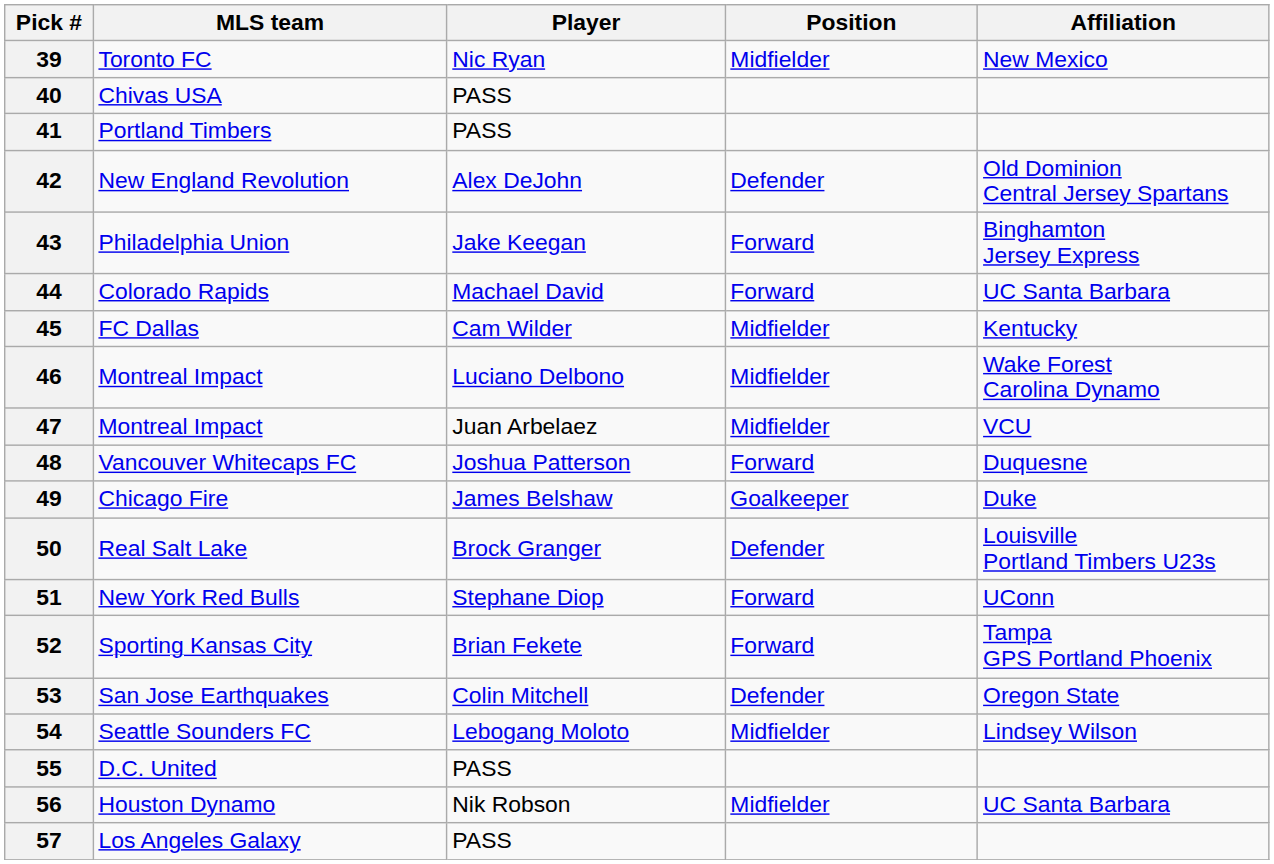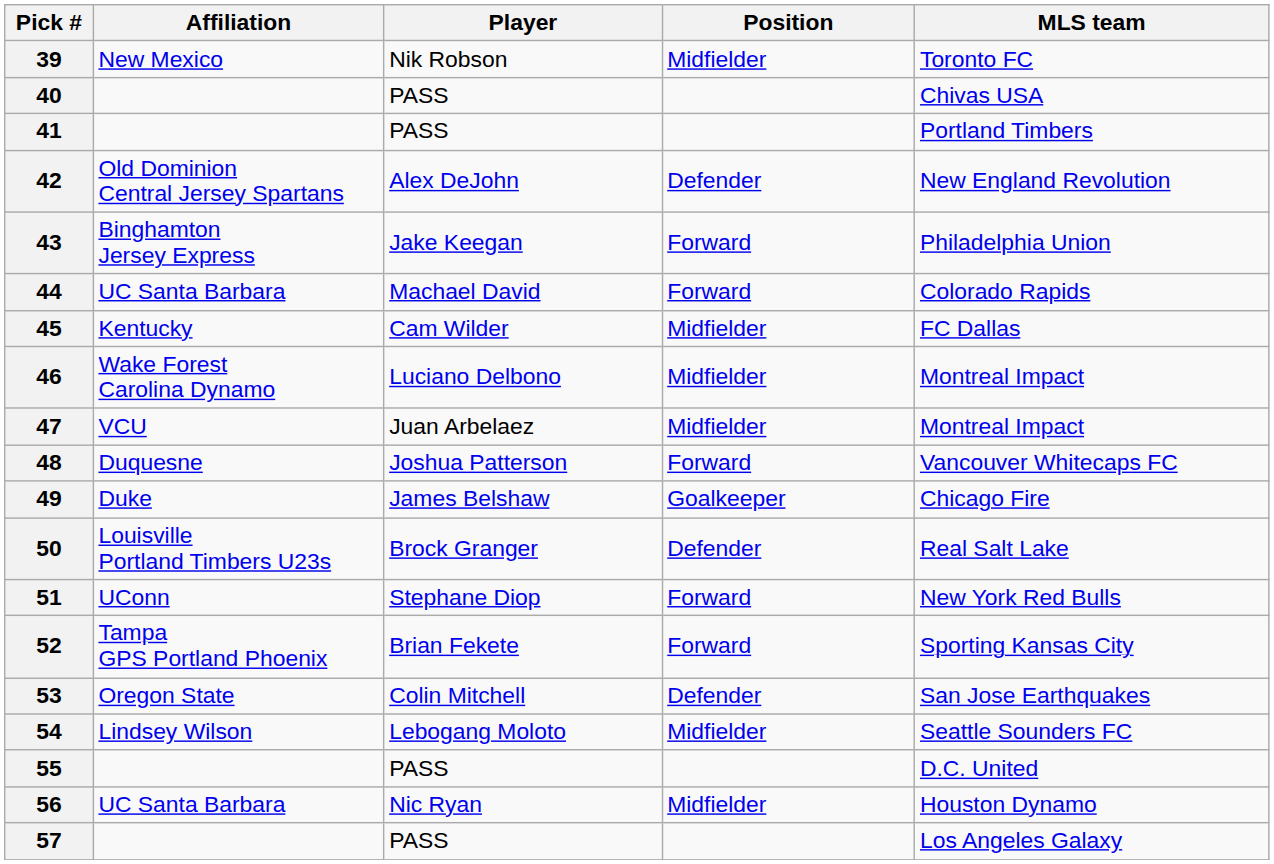columns swapped: (270, 22) <-> (1123, 22)
(499, 58) Nic Ryan -> (448, 58) Nik Robson
(511, 804) Nik Robson -> (436, 804) Nic Ryan
